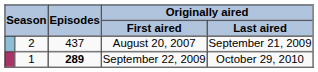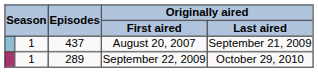(31, 43) 2 -> (31, 43) 1
(75, 59) bold -> (75, 59) normal
